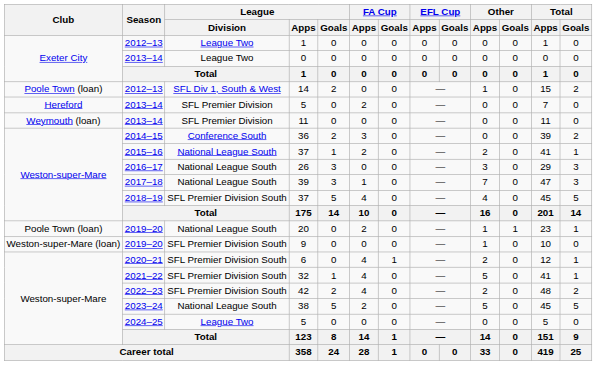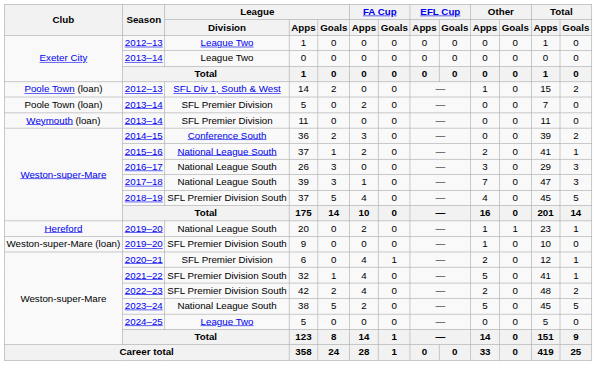(63, 105) Hereford -> (63, 105) Poole Town (loan)
(63, 228) Poole Town (loan) -> (63, 228) Hereford
(227, 259) SFL Premier Division South -> (227, 259) SFL Premier Division
